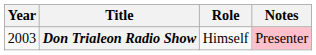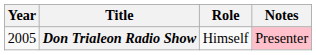(22, 38) 2003 -> (22, 38) 2005
